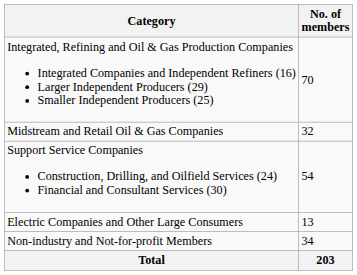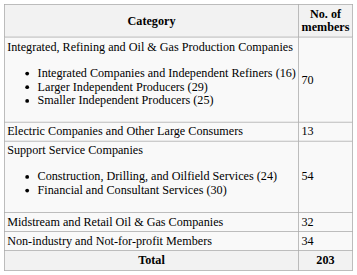rows swapped: (115, 131) <-> (125, 222)
